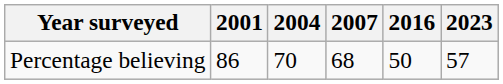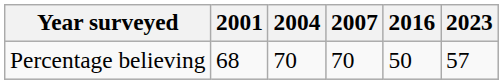(228, 60) 86 -> (228, 60) 68
(343, 60) 68 -> (343, 60) 70
